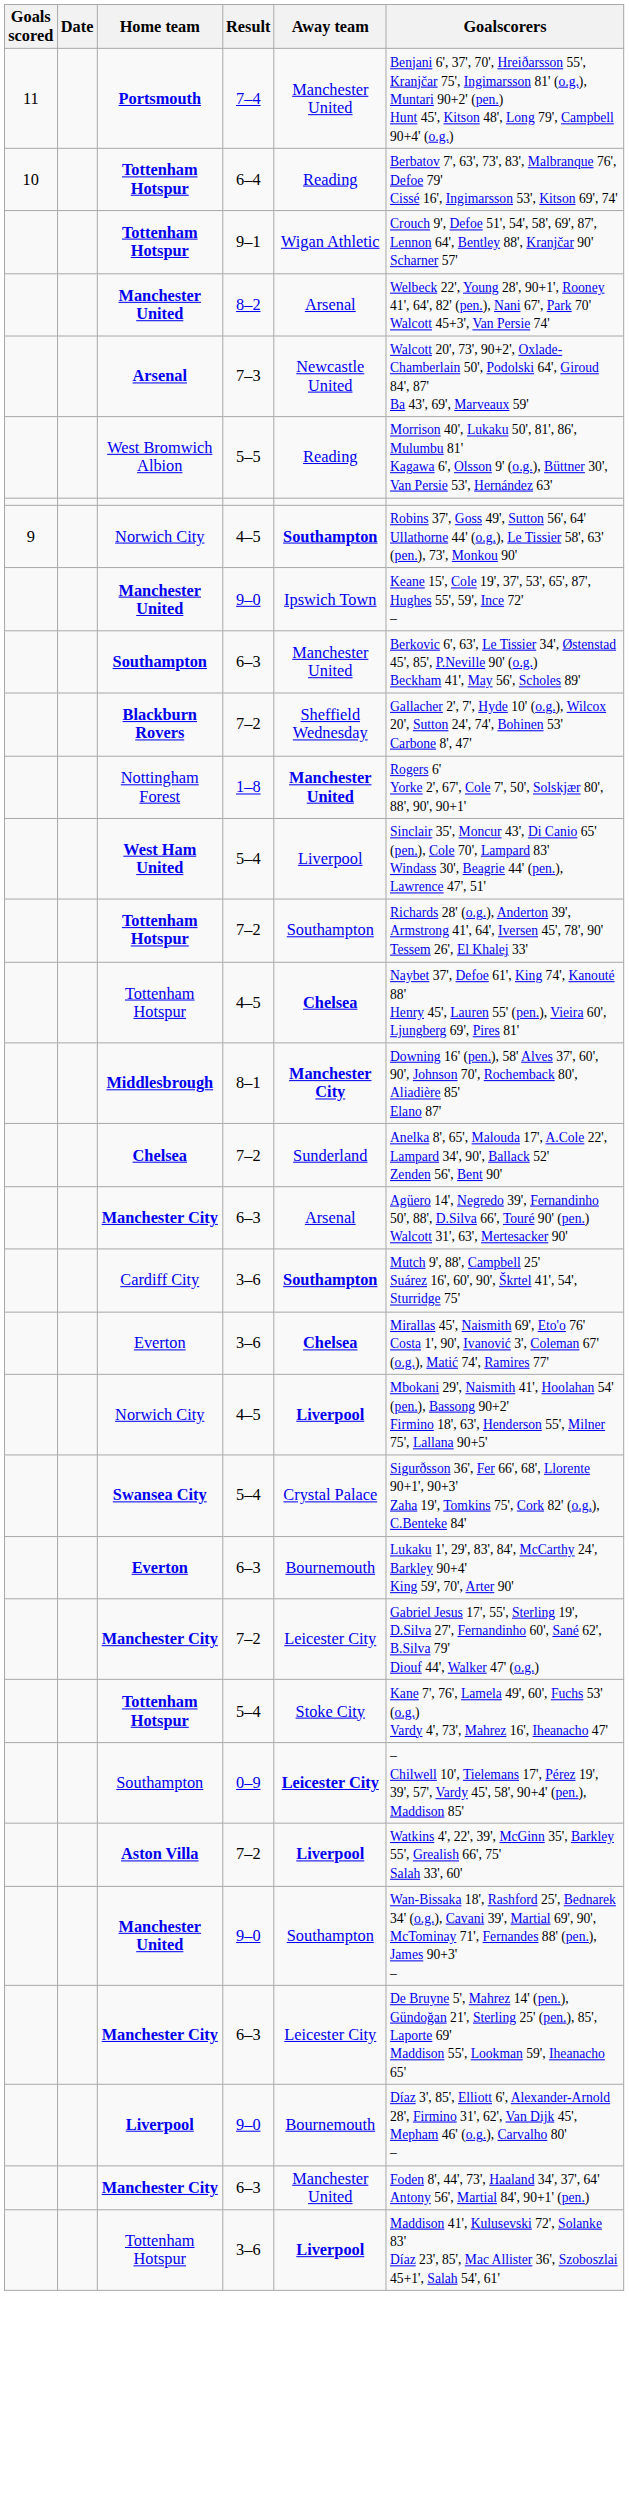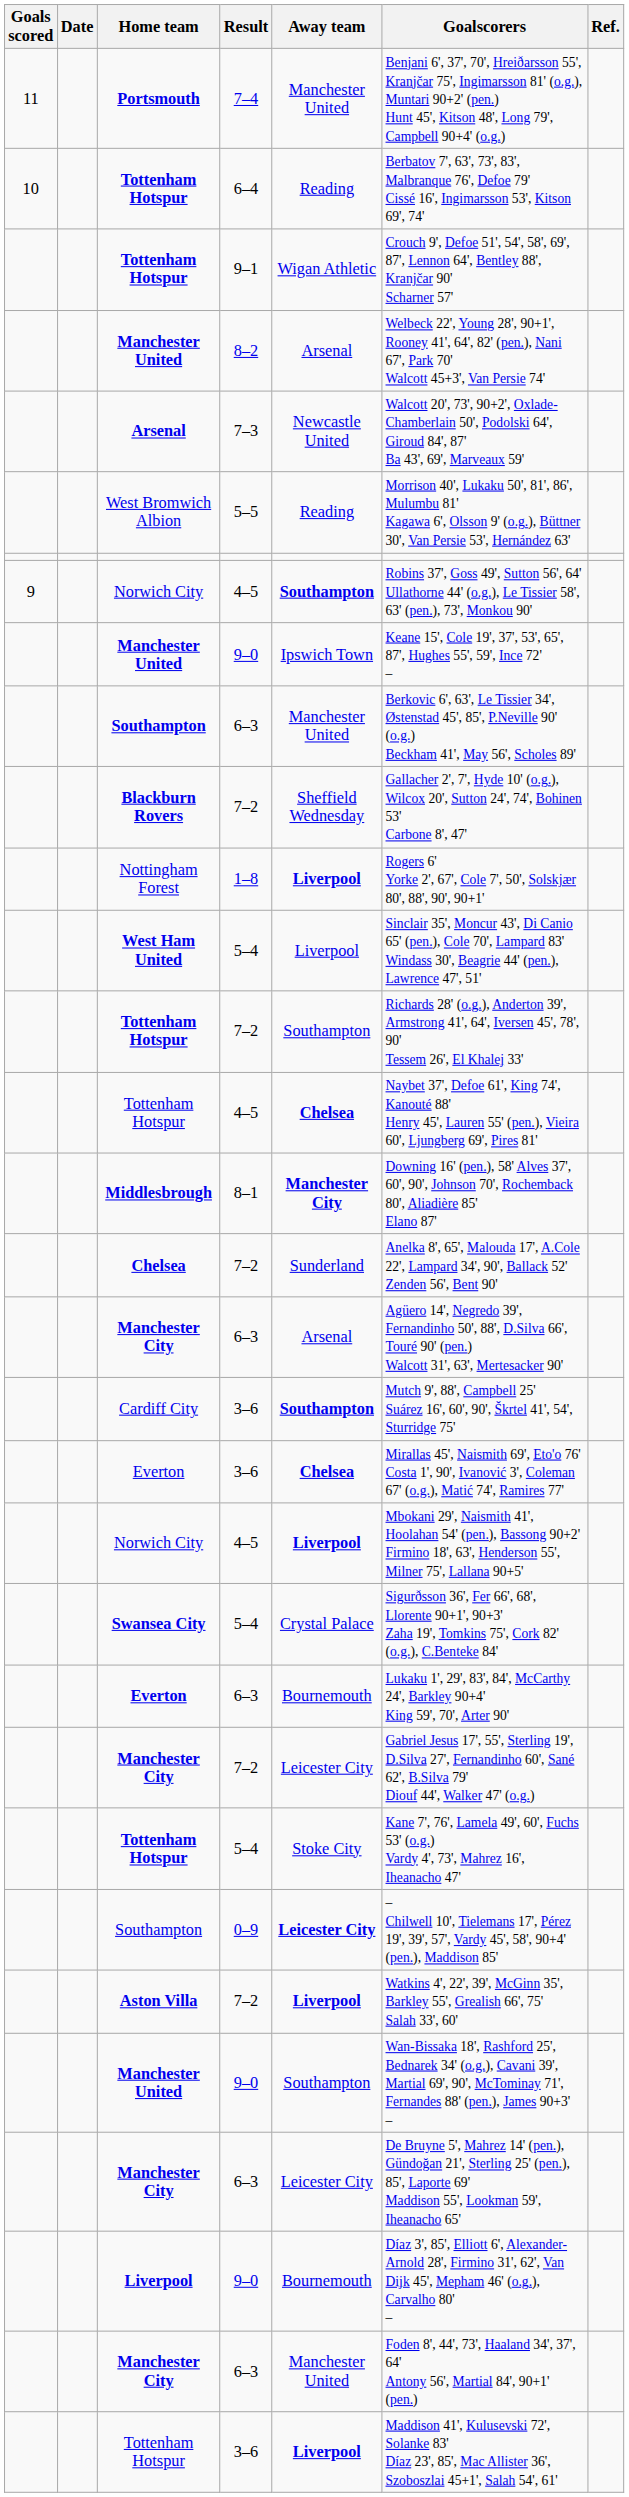+ column: (606, 26)
(330, 787) Manchester United -> (327, 878) Liverpool
